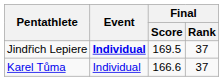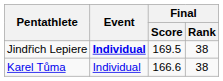(202, 50) 37 -> (202, 50) 38
(202, 68) 37 -> (202, 68) 38
